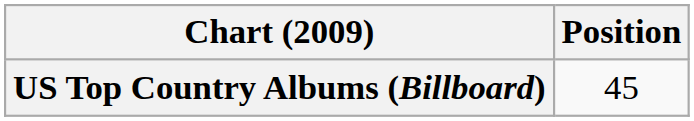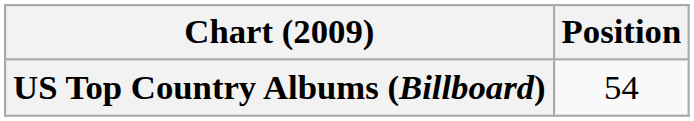(621, 87) 45 -> (621, 87) 54
